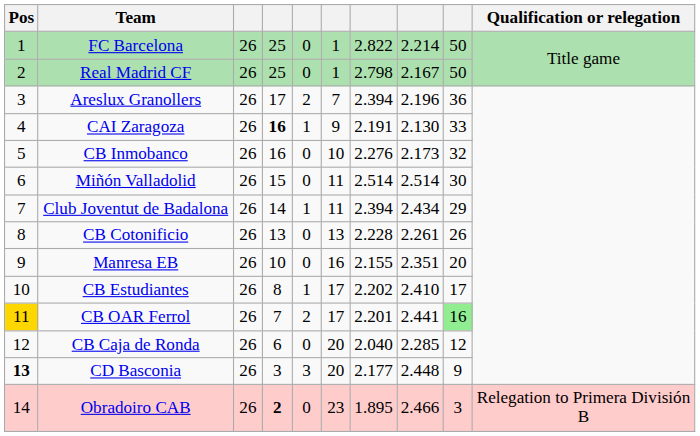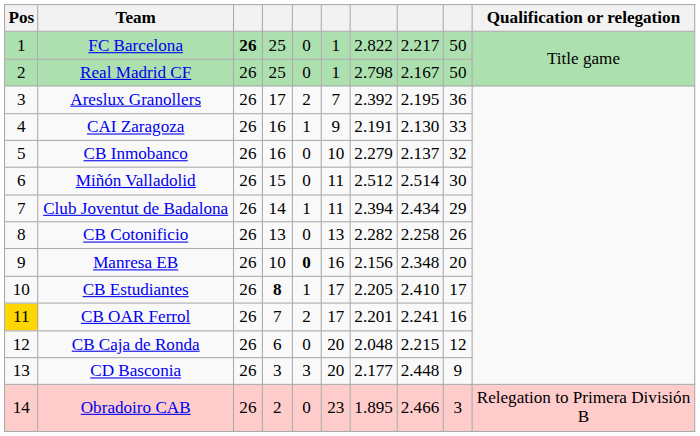(248, 45) normal -> (248, 45) bold
(420, 45) 2.214 -> (420, 45) 2.217
(374, 99) 2.394 -> (374, 99) 2.392
(420, 99) 2.196 -> (420, 99) 2.195
(277, 126) bold -> (277, 126) normal
(374, 153) 2.276 -> (374, 153) 2.279
(420, 153) 2.173 -> (420, 153) 2.137
(374, 180) 2.514 -> (374, 180) 2.512
(374, 235) 2.228 -> (374, 235) 2.282
(420, 235) 2.261 -> (420, 235) 2.258
(306, 262) normal -> (306, 262) bold
(374, 262) 2.155 -> (374, 262) 2.156
(420, 262) 2.351 -> (420, 262) 2.348
(277, 289) normal -> (277, 289) bold
(374, 289) 2.202 -> (374, 289) 2.205
(420, 316) 2.441 -> (420, 316) 2.241
(458, 316) lightgreen background -> (458, 316) no background
(374, 343) 2.040 -> (374, 343) 2.048
(420, 343) 2.285 -> (420, 343) 2.215
(21, 371) bold -> (21, 371) normal
(277, 407) bold -> (277, 407) normal
